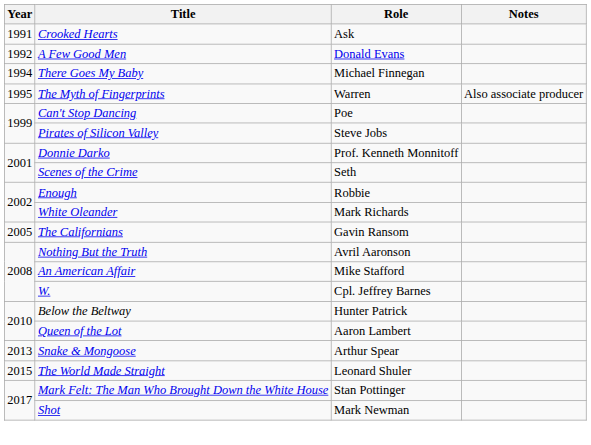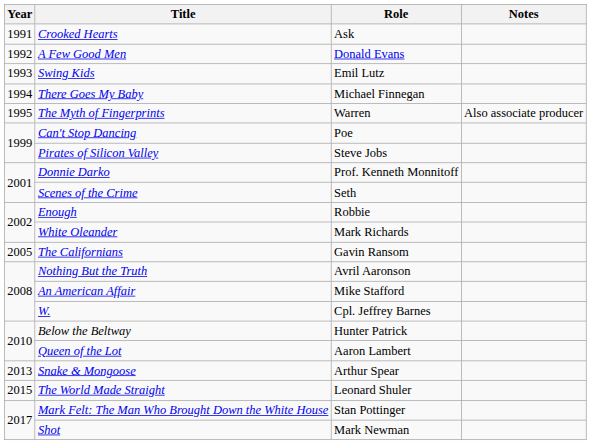+ row: (66, 73)
